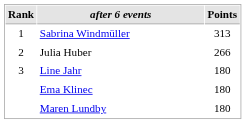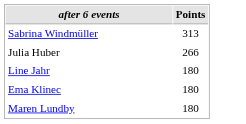- column: (21, 14)
